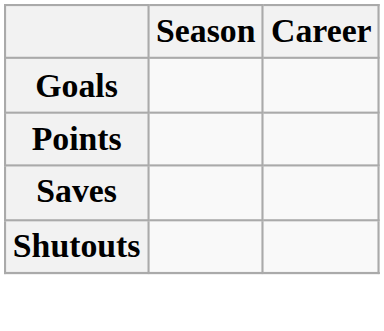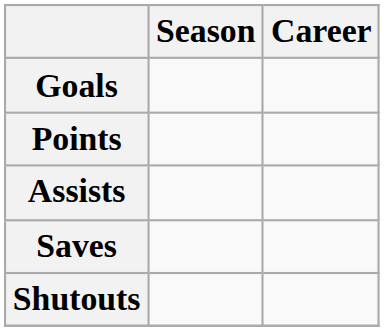+ row: (77, 191)
